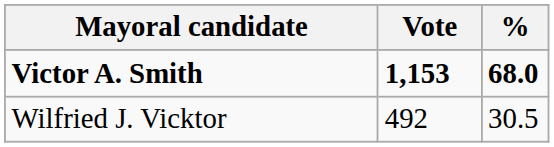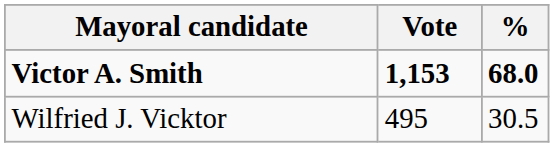(406, 118) 492 -> (406, 118) 495
